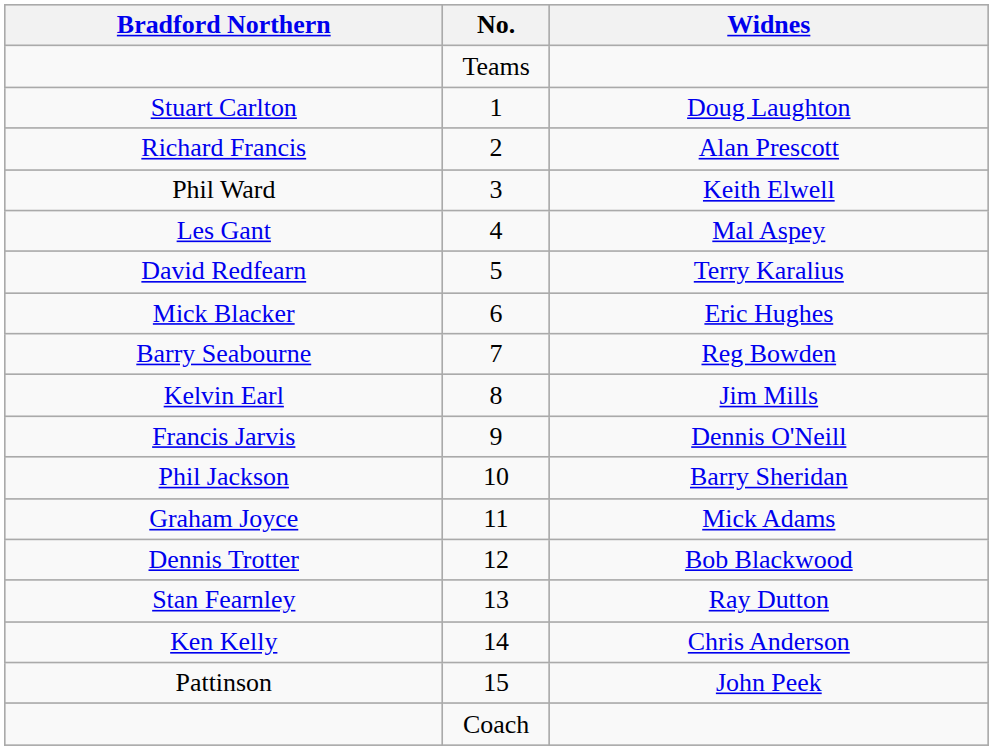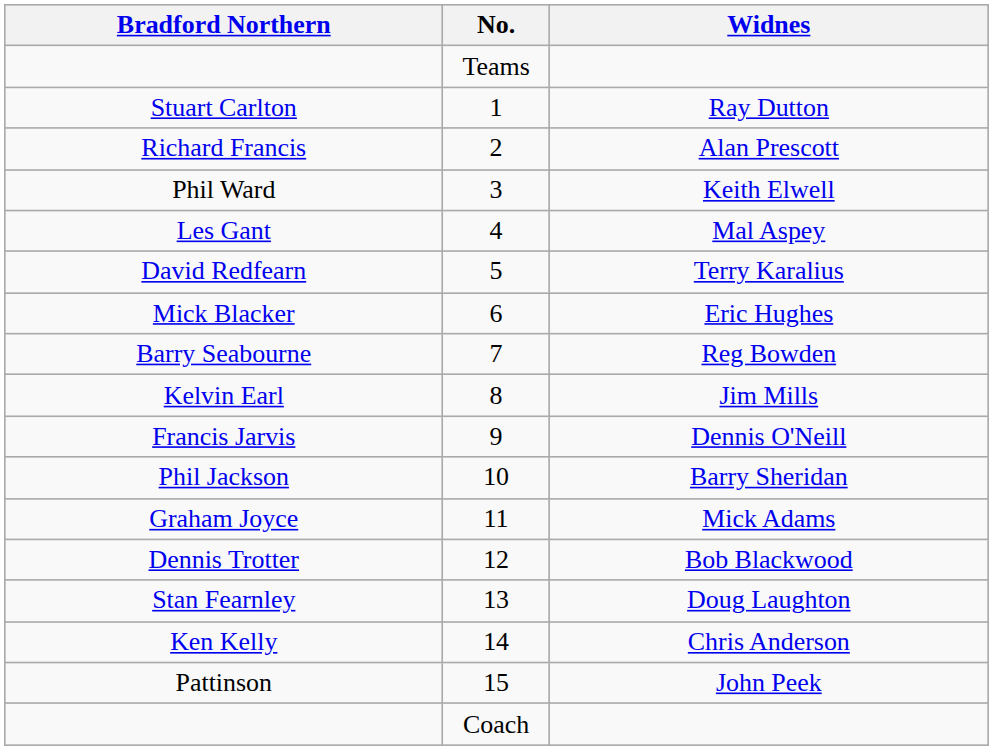(769, 107) Doug Laughton -> (769, 107) Ray Dutton
(769, 600) Ray Dutton -> (769, 600) Doug Laughton
